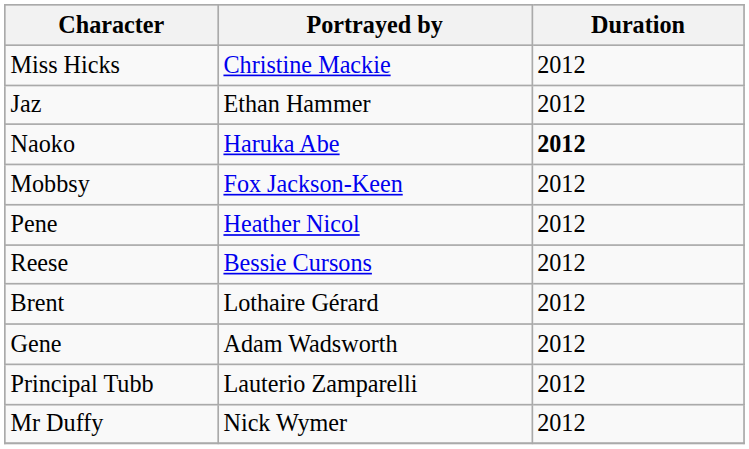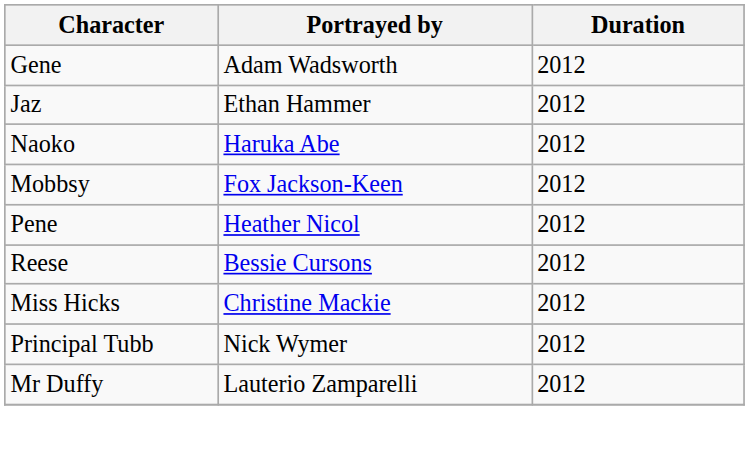rows swapped: (36, 344) <-> (65, 64)
(561, 144) bold -> (561, 144) normal
- row: (37, 304)
(320, 383) Lauterio Zamparelli -> (285, 344) Nick Wymer
(285, 423) Nick Wymer -> (320, 383) Lauterio Zamparelli
